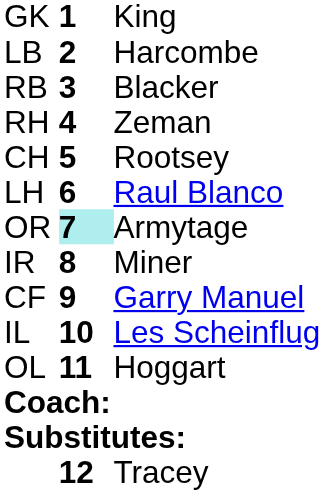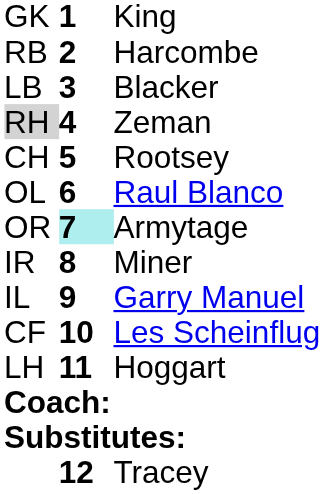(23, 52) LB -> (26, 52) RB
(26, 87) RB -> (23, 87) LB
(27, 122) no background -> (27, 122) lightgrey background
(24, 192) LH -> (25, 192) OL
(25, 297) CF -> (17, 297) IL
(17, 332) IL -> (25, 332) CF
(25, 367) OL -> (24, 367) LH
